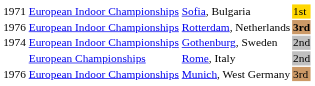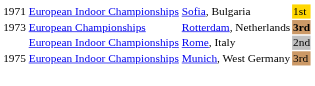(14, 27) 1976 -> (14, 27) 1973
(104, 27) European Indoor Championships -> (87, 27) European Championships
- row: (230, 42)
(87, 58) European Championships -> (104, 42) European Indoor Championships
(14, 74) 1976 -> (14, 58) 1975
